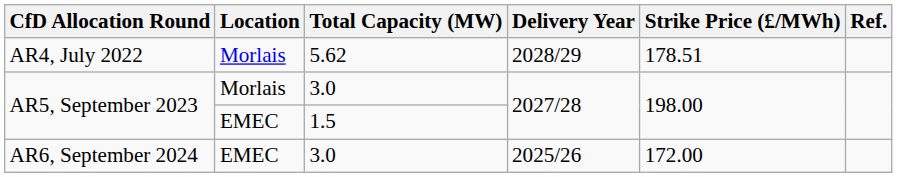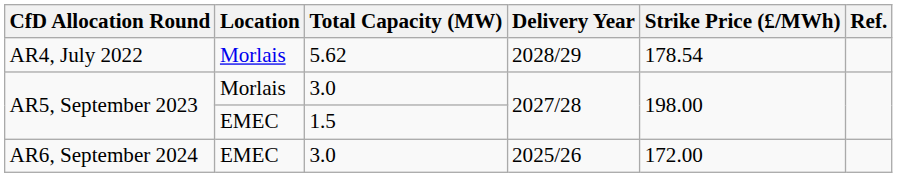(674, 54) 178.51 -> (674, 54) 178.54
